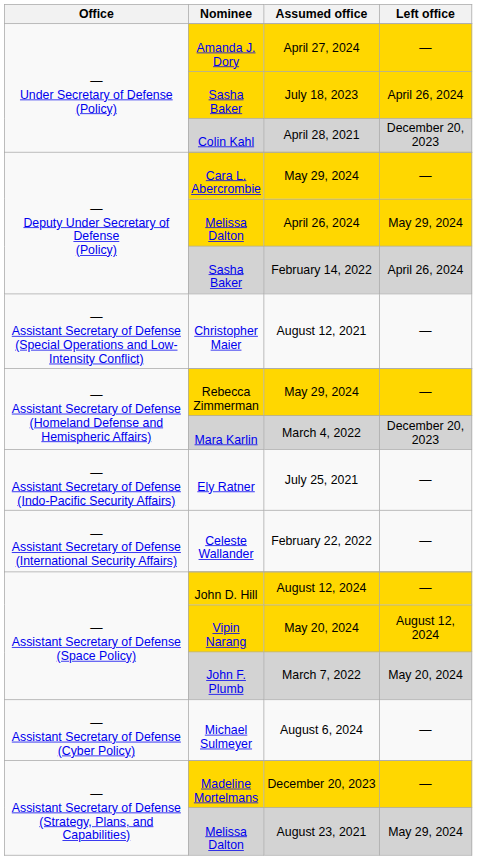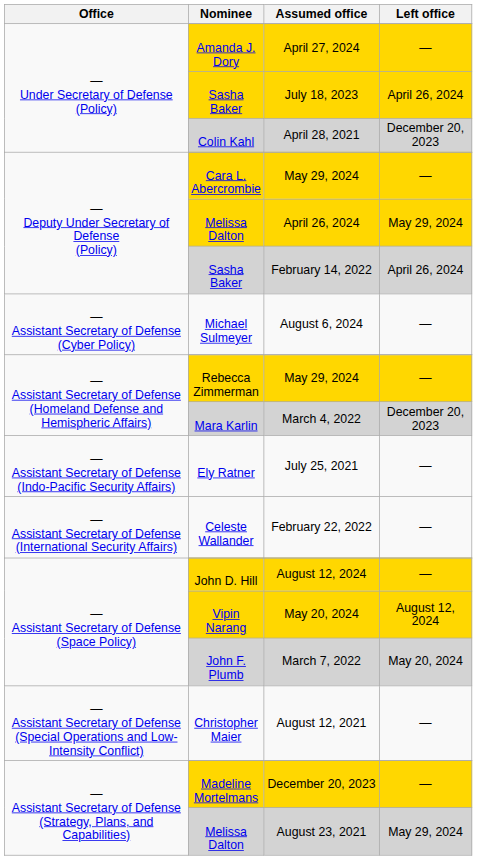rows swapped: (96, 737) <-> (96, 338)
